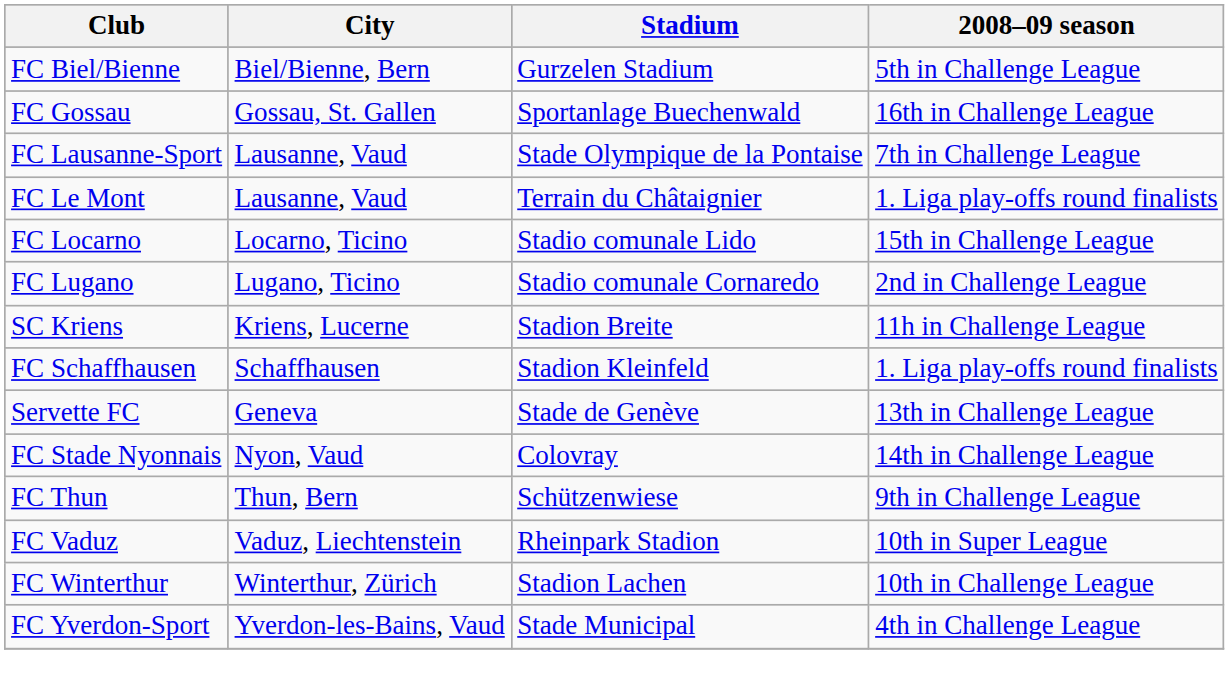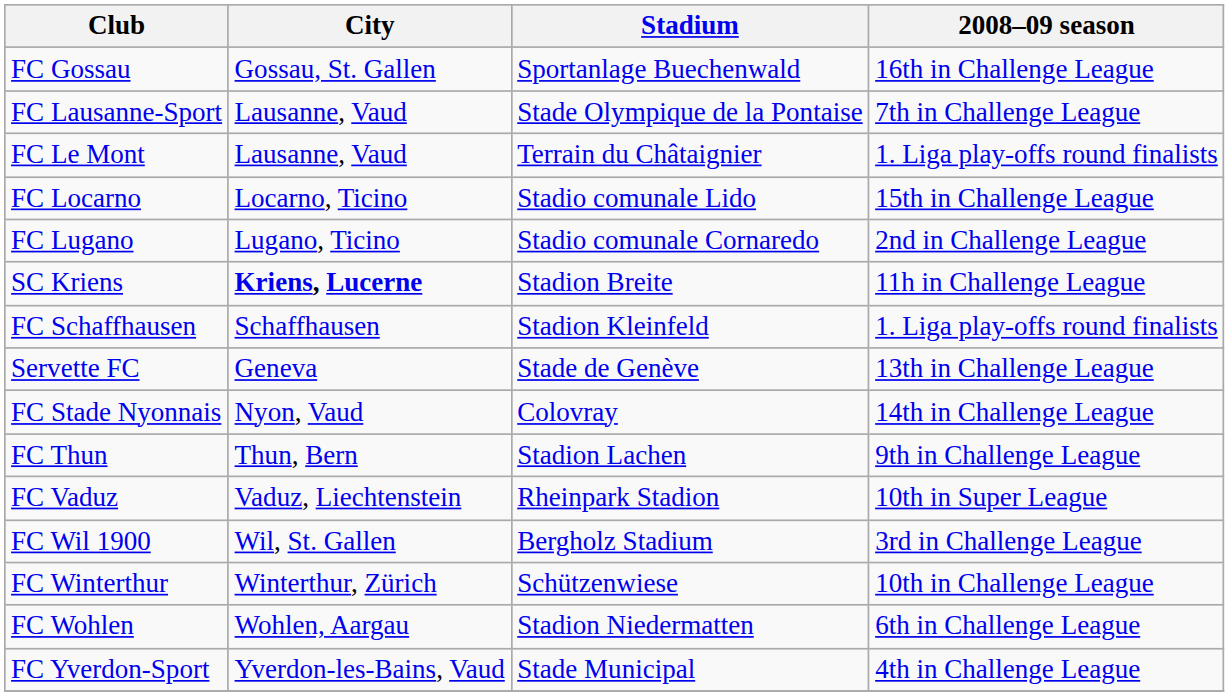- row: (96, 68)
(322, 326) normal -> (328, 283) bold
(598, 497) Schützenwiese -> (602, 454) Stadion Lachen
+ row: (81, 540)
(602, 583) Stadion Lachen -> (598, 583) Schützenwiese
+ row: (72, 626)
